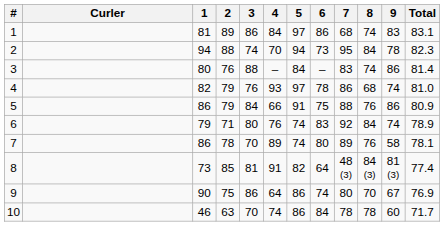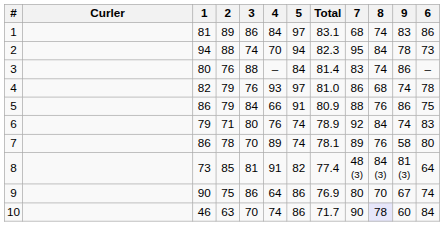columns swapped: (322, 13) <-> (422, 13)
(346, 212) 78 -> (357, 212) 90
(370, 212) no background -> (381, 212) lavender background
